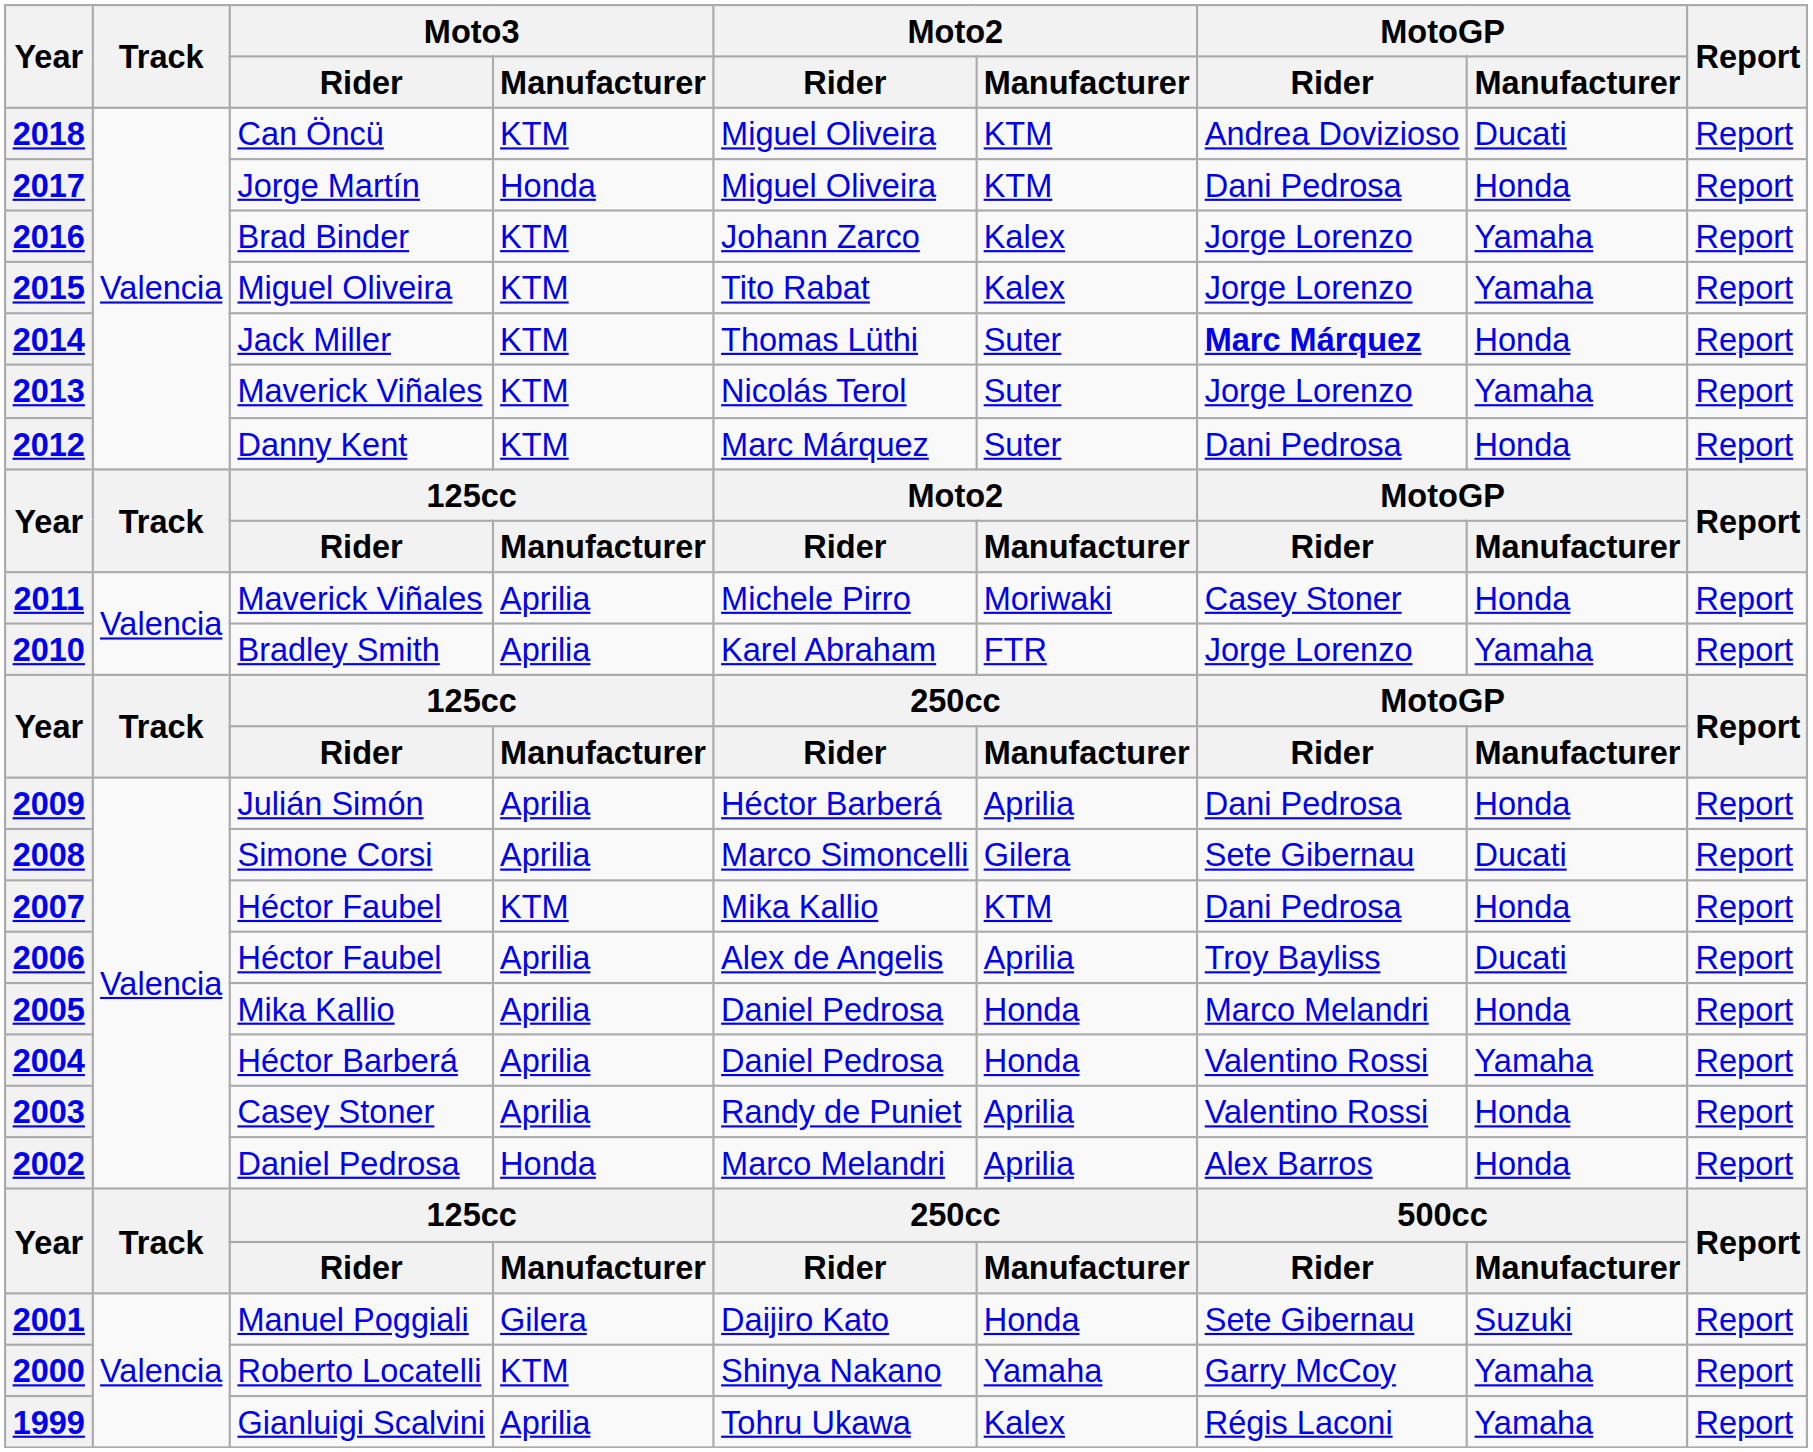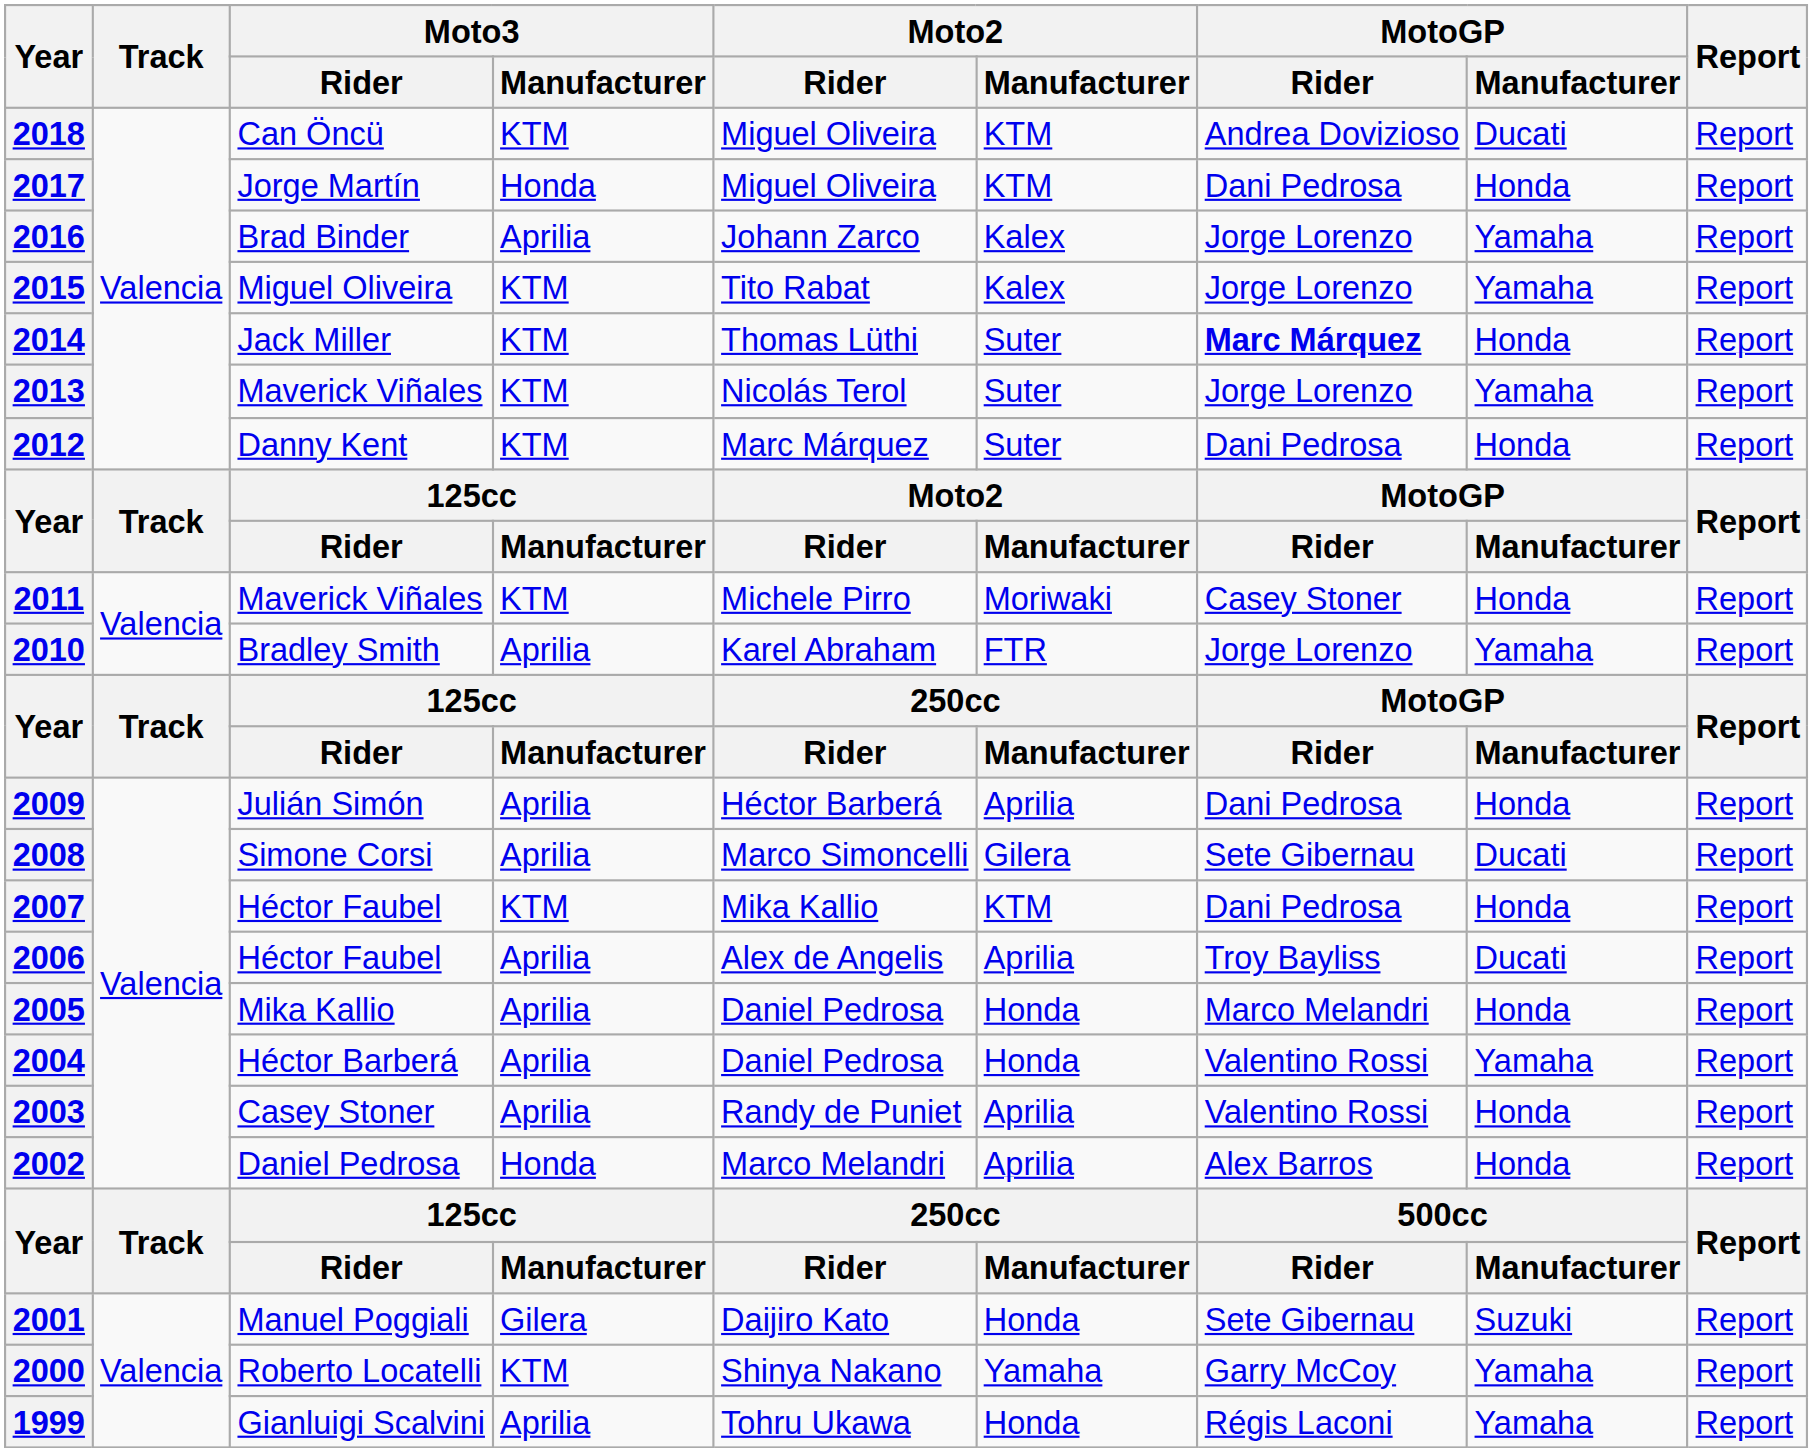(534, 237) KTM -> (545, 237) Aprilia
(545, 597) Aprilia -> (534, 597) KTM
(1024, 1421) Kalex -> (1032, 1421) Honda
